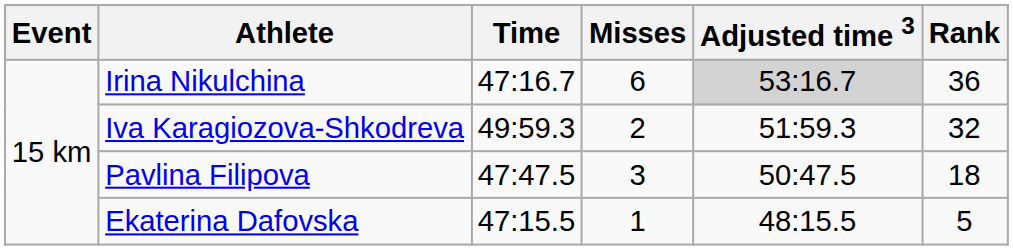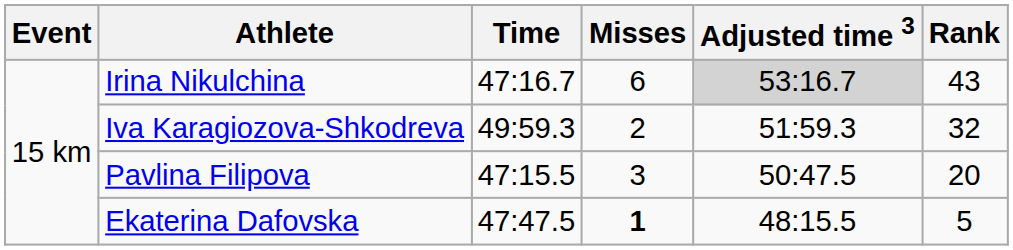(964, 82) 36 -> (964, 82) 43
(526, 175) 47:47.5 -> (526, 175) 47:15.5
(964, 175) 18 -> (964, 175) 20
(526, 221) 47:15.5 -> (526, 221) 47:47.5
(638, 221) normal -> (638, 221) bold
